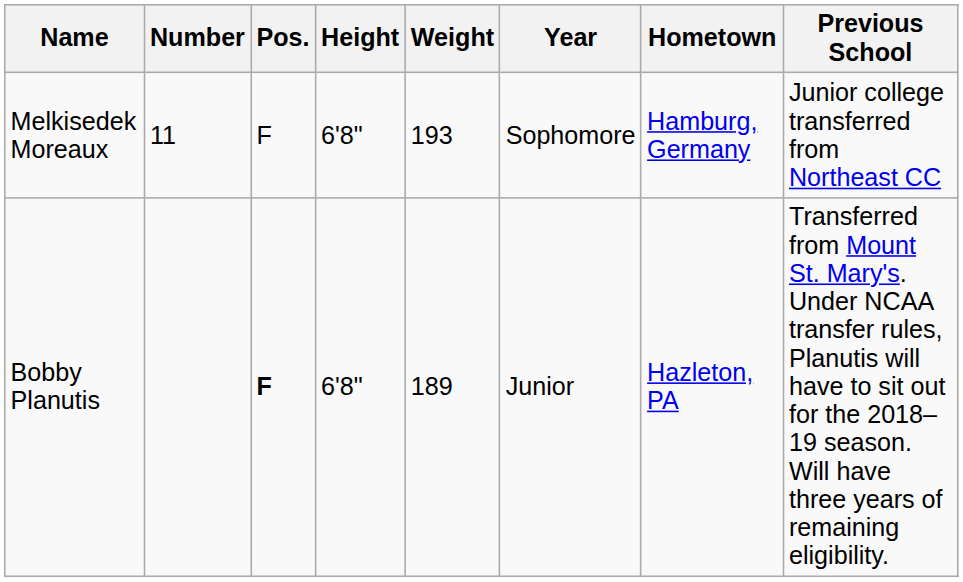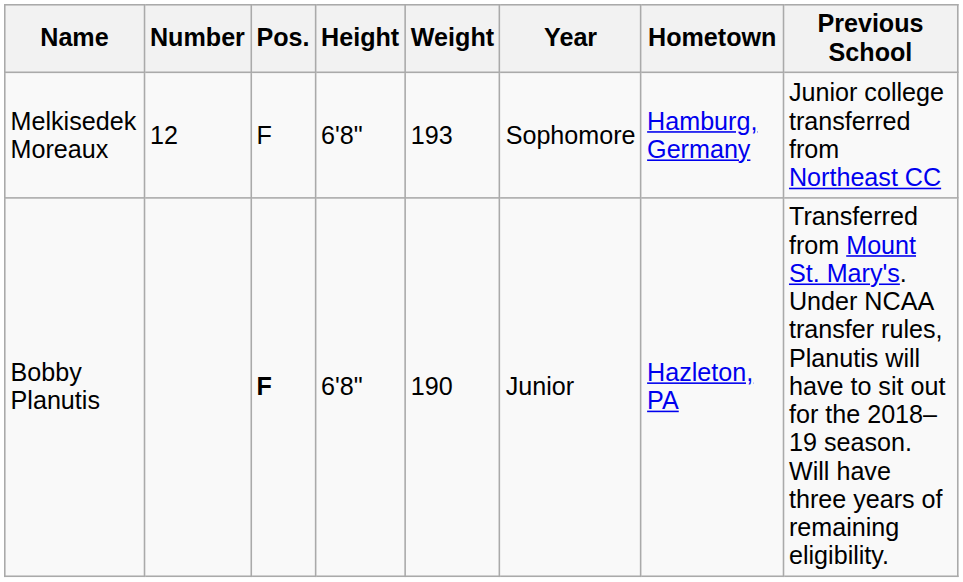(163, 134) 11 -> (164, 134) 12
(432, 386) 189 -> (432, 386) 190
